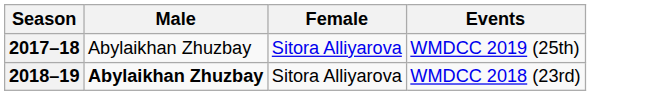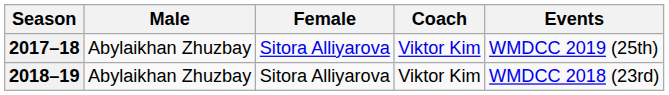+ column: (439, 19)
(176, 77) bold -> (170, 77) normal
